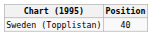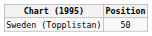(125, 25) 40 -> (125, 25) 50
